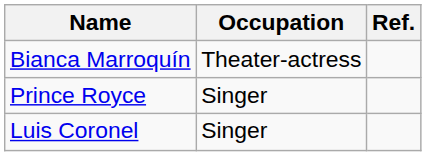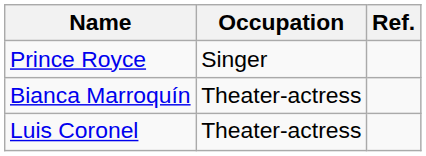rows swapped: (78, 95) <-> (100, 58)
(234, 131) Singer -> (281, 131) Theater-actress
